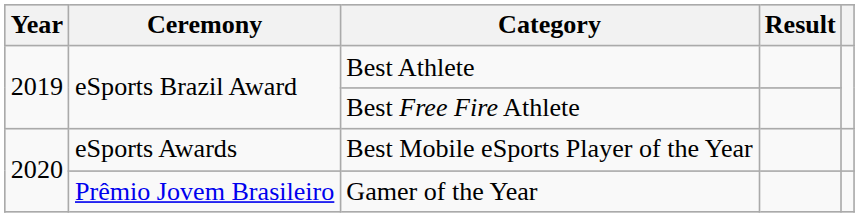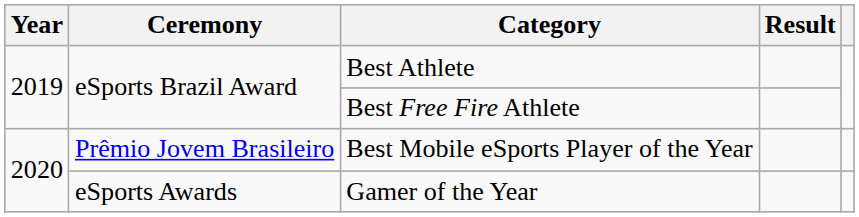(156, 149) eSports Awards -> (205, 149) Prêmio Jovem Brasileiro
(205, 190) Prêmio Jovem Brasileiro -> (156, 190) eSports Awards
